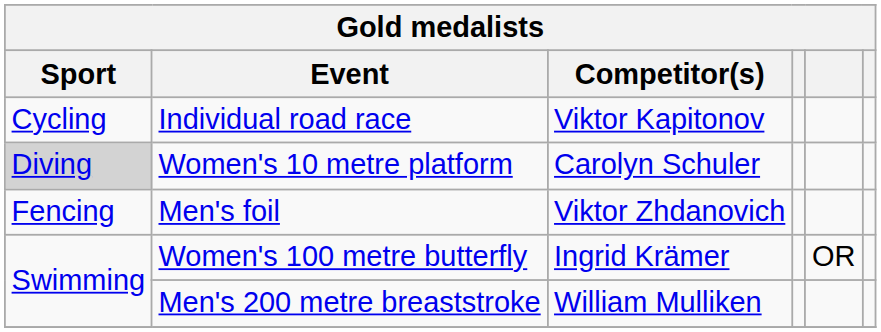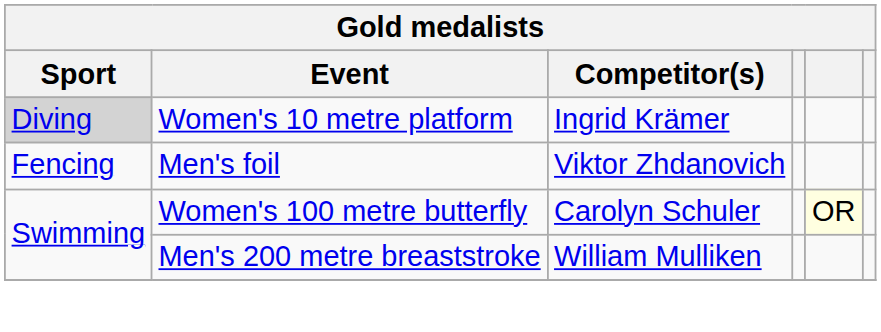- row: (285, 119)
(657, 165) Carolyn Schuler -> (642, 119) Ingrid Krämer
(642, 257) Ingrid Krämer -> (657, 211) Carolyn Schuler
(834, 257) no background -> (834, 211) lightyellow background
